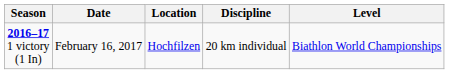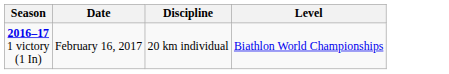- column: (174, 13)
